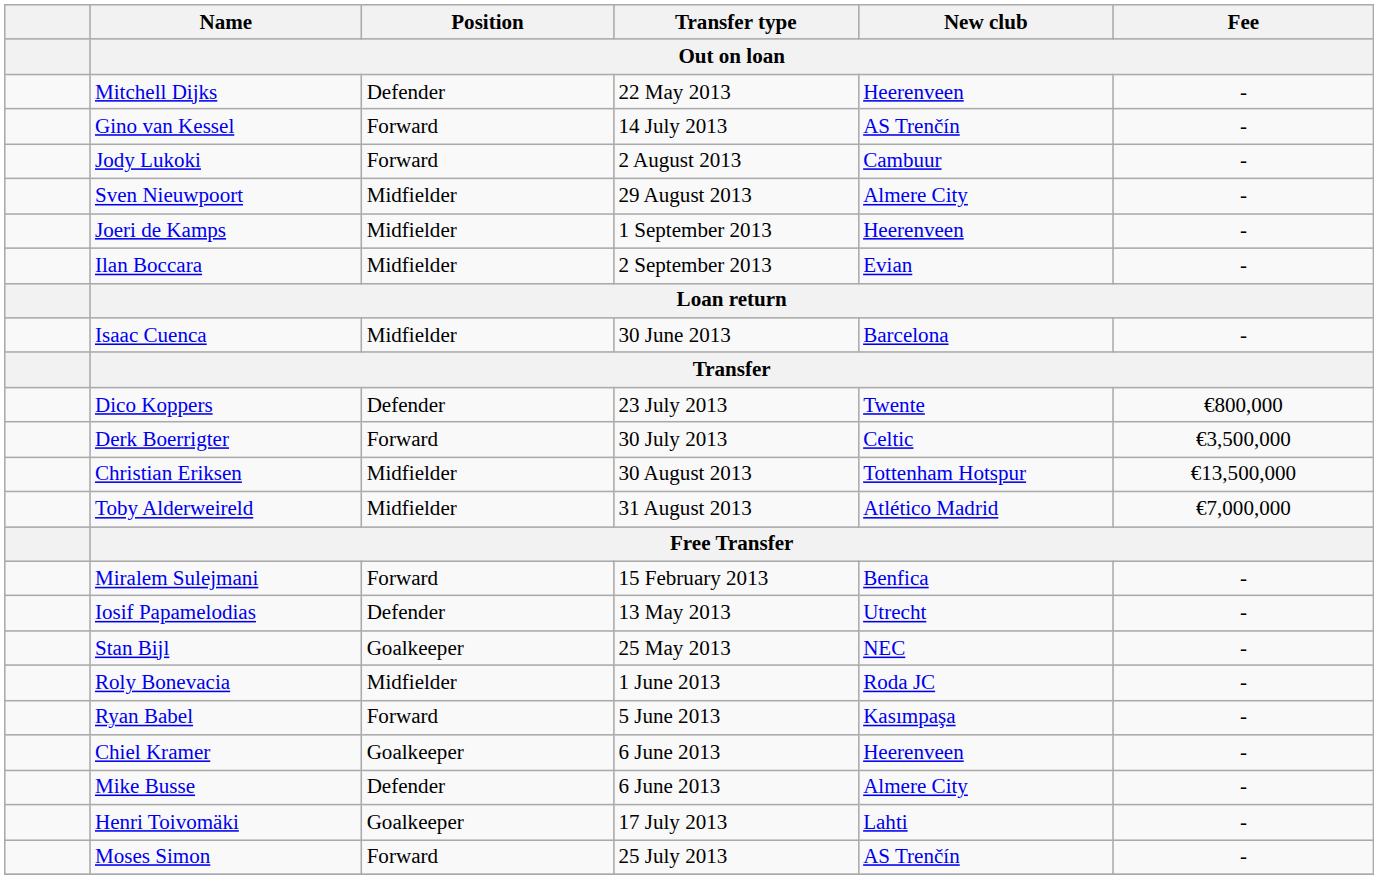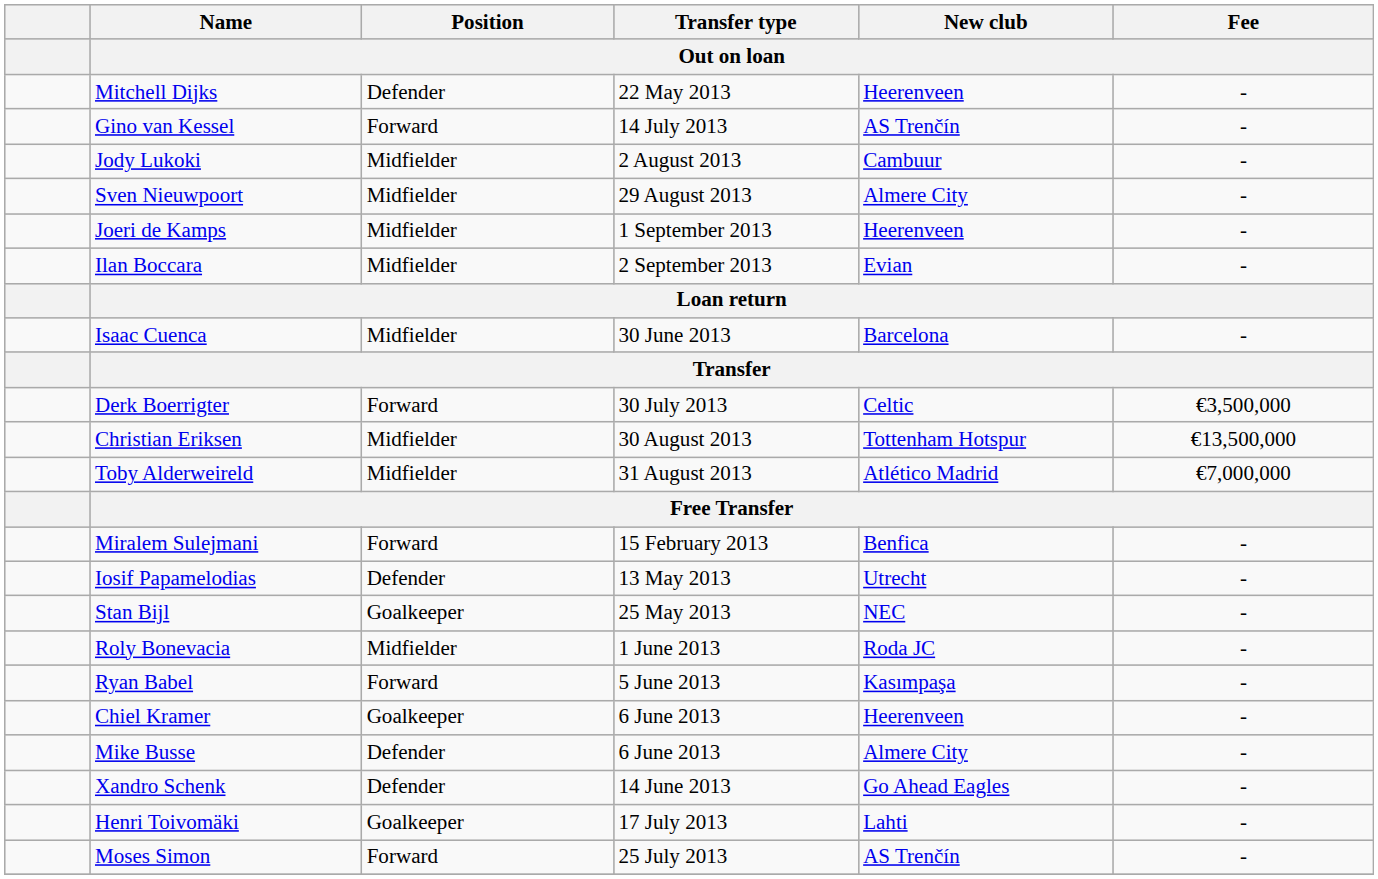(402, 160) Forward -> (412, 160) Midfielder
- row: (154, 404)
+ row: (160, 786)
